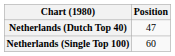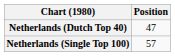(151, 43) 60 -> (151, 43) 57
